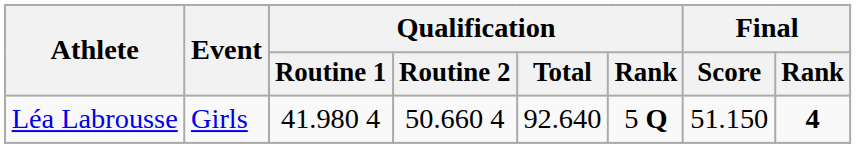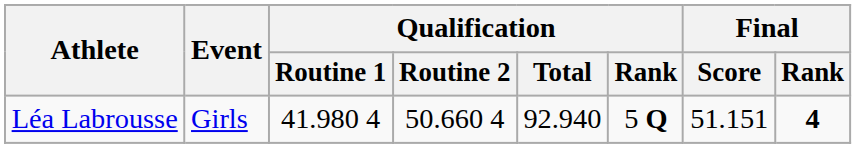(562, 119) 92.640 -> (562, 119) 92.940
(729, 119) 51.150 -> (729, 119) 51.151
